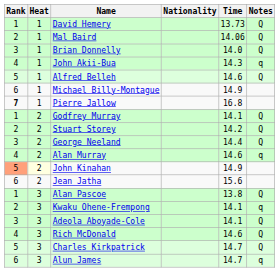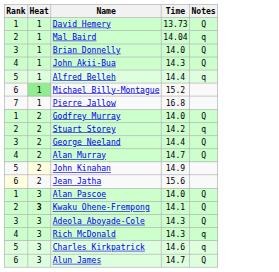- column: (190, 11)
(233, 37) 14.06 -> (175, 37) 14.04
(261, 37) Q -> (204, 37) q
(261, 63) q -> (204, 63) Q
(233, 77) 14.6 -> (175, 77) 14.4
(261, 77) Q -> (204, 77) q
(39, 90) no background -> (39, 90) lightgreen background
(233, 90) 14.9 -> (175, 90) 15.2
(16, 103) bold -> (16, 103) normal
(233, 116) 14.1 -> (175, 116) 14.0
(261, 129) Q -> (204, 129) q
(233, 155) 14.6 -> (175, 155) 14.7
(261, 155) q -> (204, 155) Q
(16, 169) lightsalmon background -> (16, 169) no background
(16, 182) no background -> (16, 182) lightyellow background
(233, 195) 13.8 -> (175, 195) 14.0
(39, 208) normal -> (39, 208) bold
(261, 208) q -> (204, 208) Q
(233, 221) 14.1 -> (175, 221) 14.3
(233, 234) 14.6 -> (175, 234) 14.3
(261, 234) Q -> (204, 234) q
(233, 247) 14.7 -> (175, 247) 14.6
(261, 247) Q -> (204, 247) q
(261, 260) q -> (204, 260) Q
